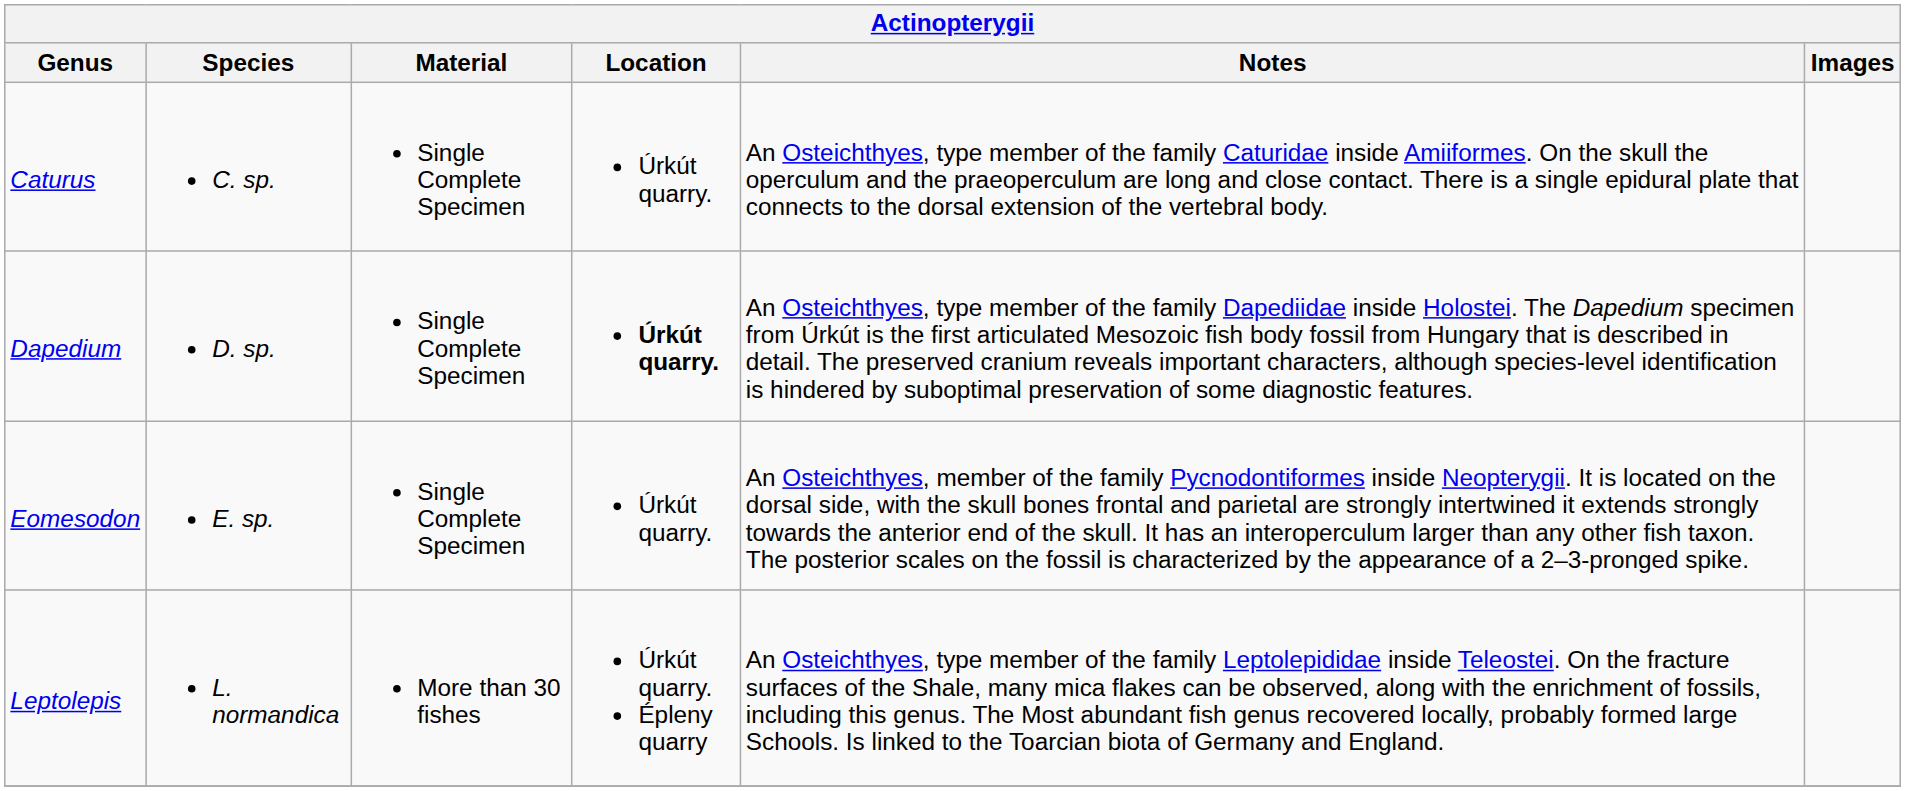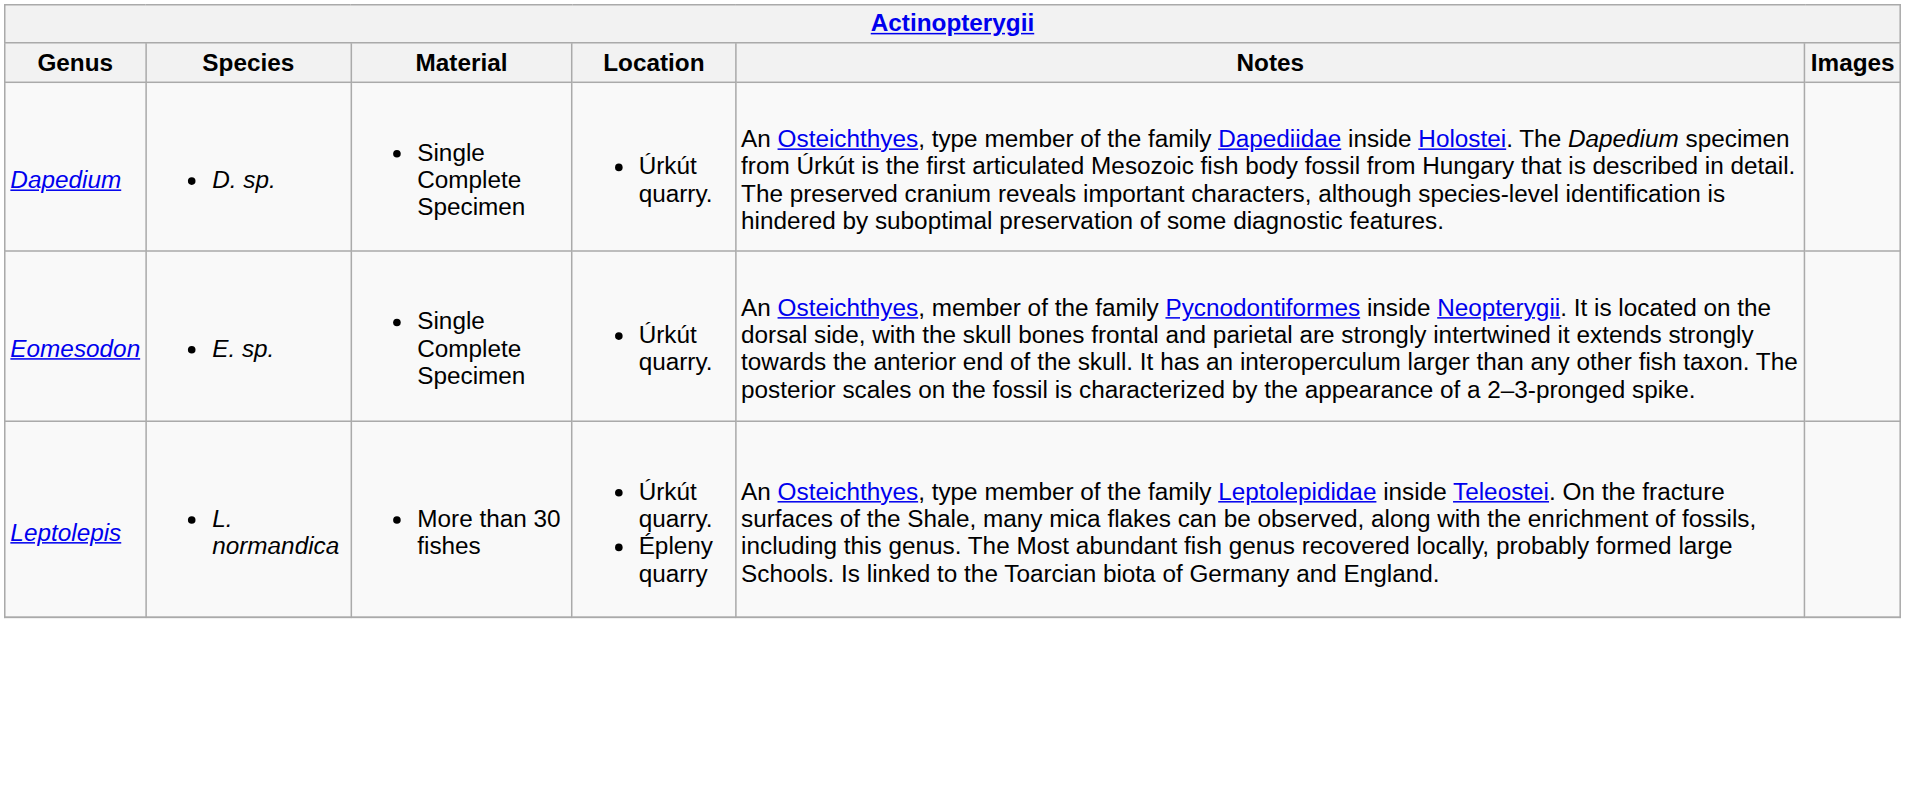- row: (53, 179)
(656, 350) bold -> (654, 180) normal
